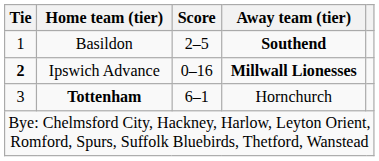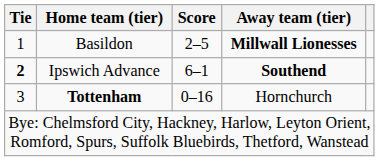(294, 43) Southend -> (294, 43) Millwall Lionesses
(197, 70) 0–16 -> (197, 70) 6–1
(294, 70) Millwall Lionesses -> (294, 70) Southend
(197, 96) 6–1 -> (197, 96) 0–16
